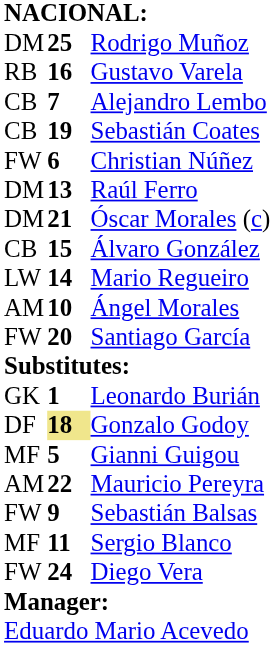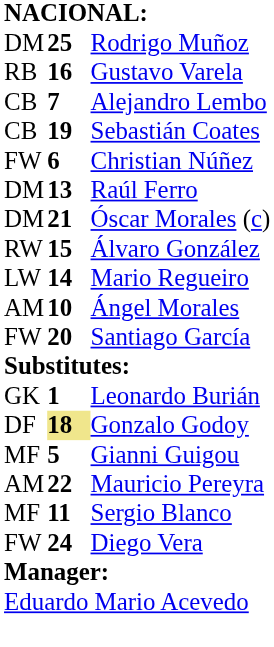(21, 248) CB -> (23, 248) RW
- row: (174, 513)
